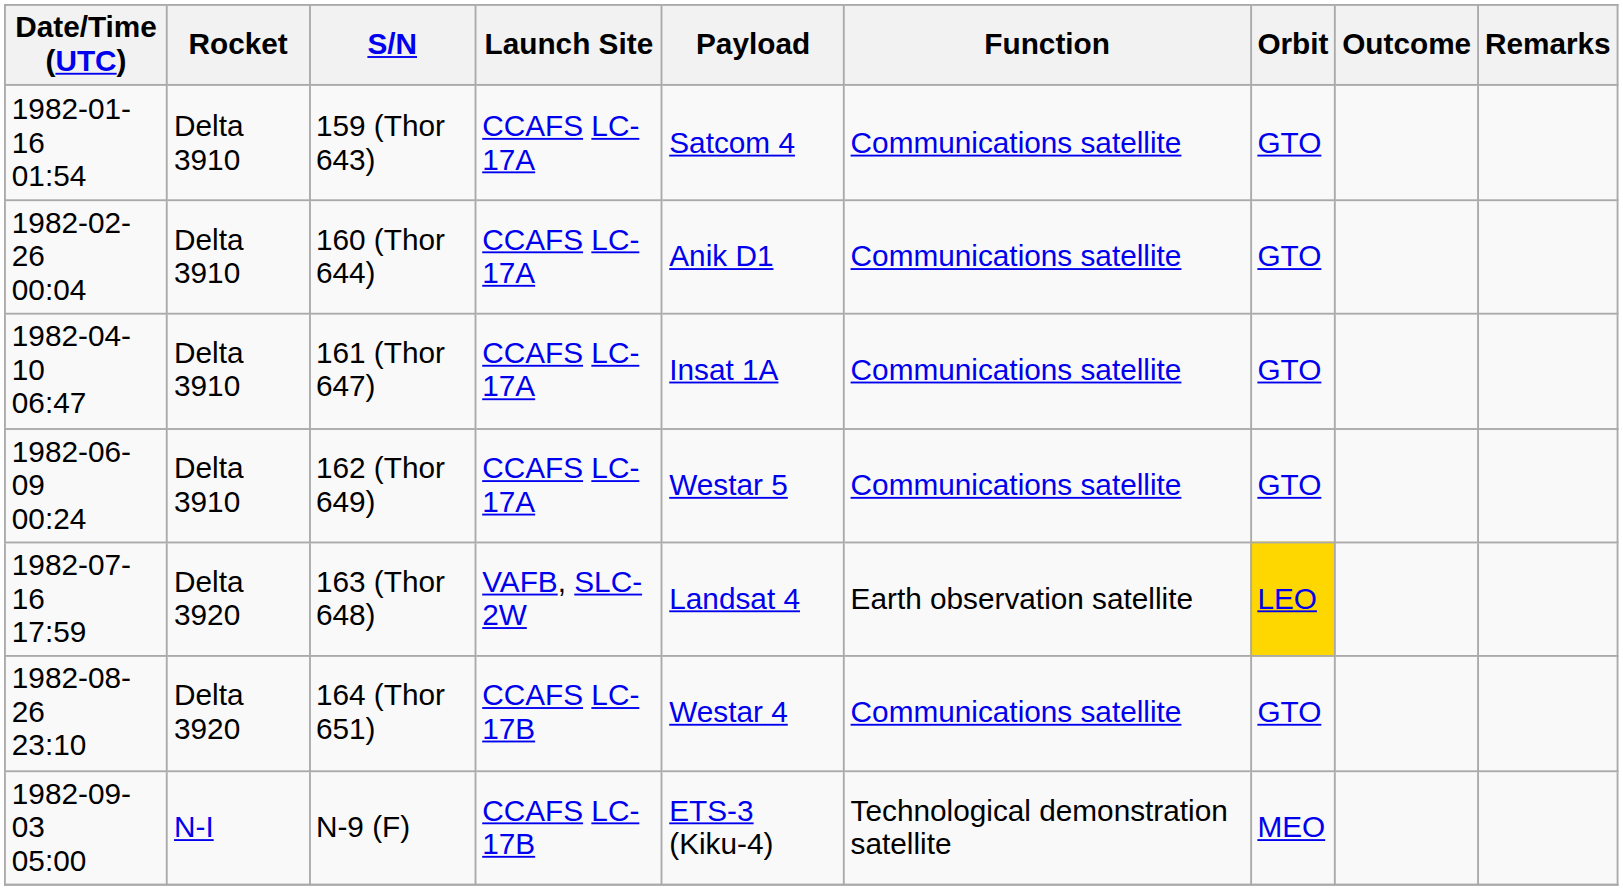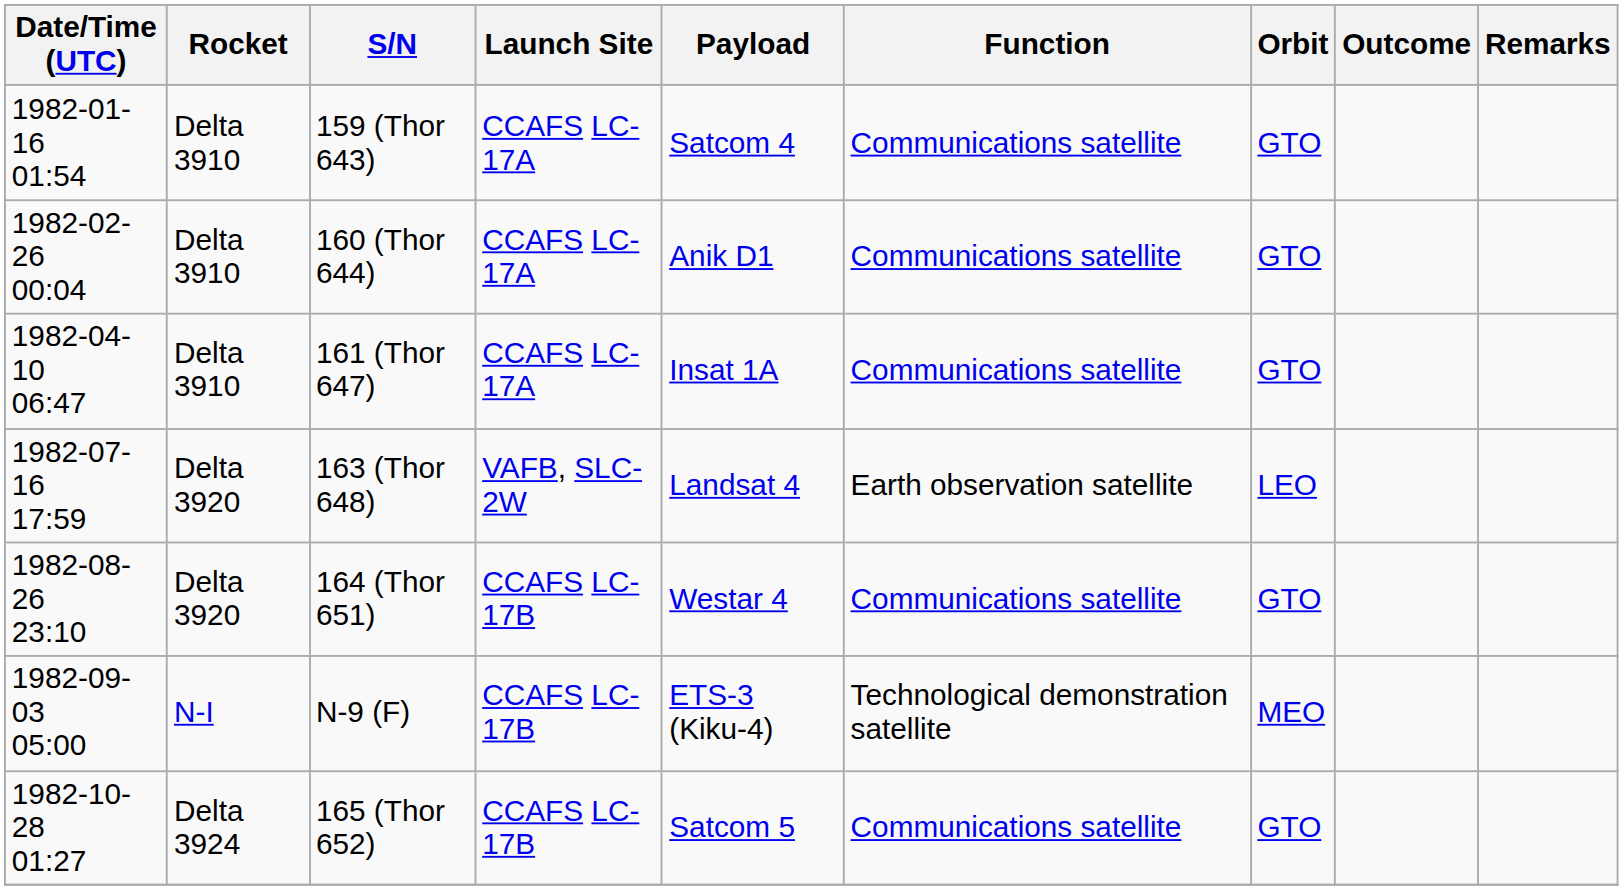- row: (380, 484)
(1287, 598) gold background -> (1287, 484) no background
+ row: (380, 827)
